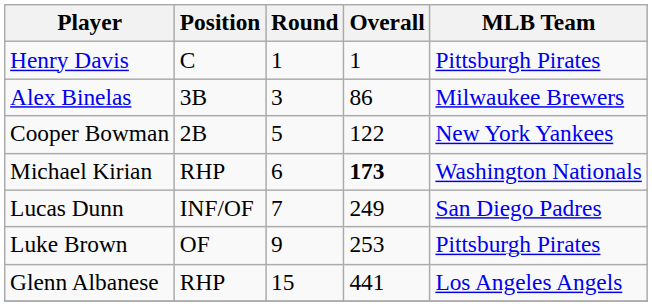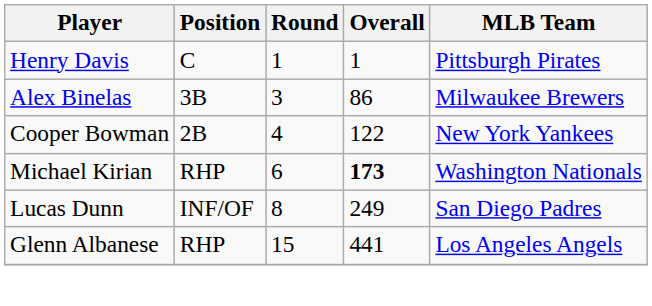(277, 134) 5 -> (277, 134) 4
(277, 208) 7 -> (277, 208) 8
- row: (69, 245)
